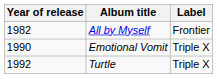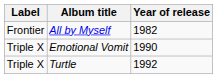columns swapped: (45, 13) <-> (191, 13)
